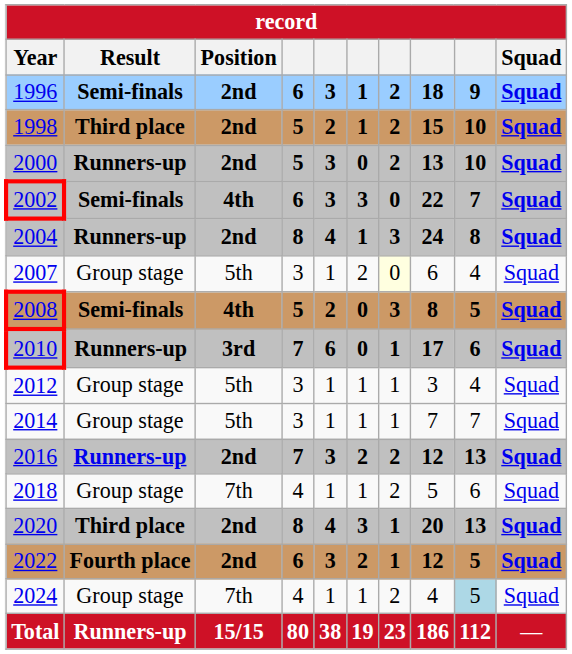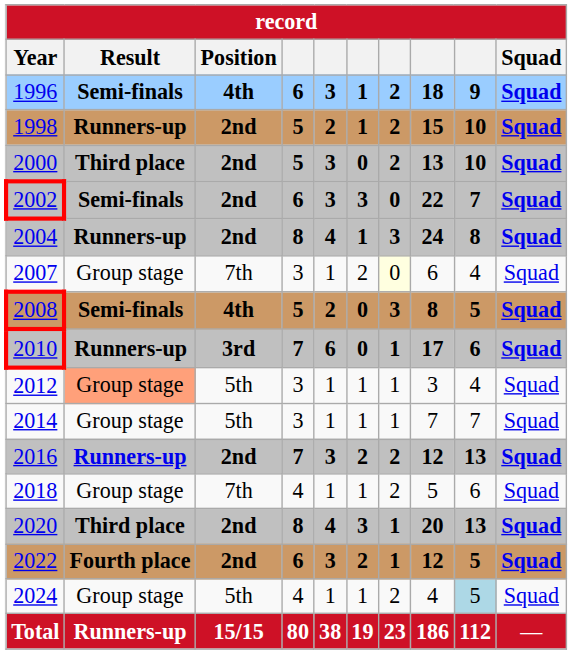(239, 92) 2nd -> (239, 92) 4th
(130, 127) Third place -> (130, 127) Runners-up
(130, 162) Runners-up -> (130, 162) Third place
(239, 199) 4th -> (239, 199) 2nd
(239, 273) 5th -> (239, 273) 7th
(130, 385) no background -> (130, 385) lightsalmon background
(239, 596) 7th -> (239, 596) 5th
